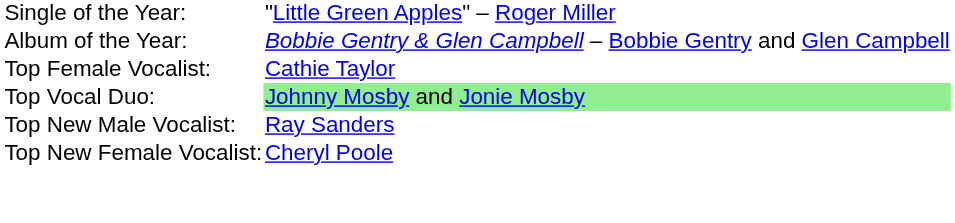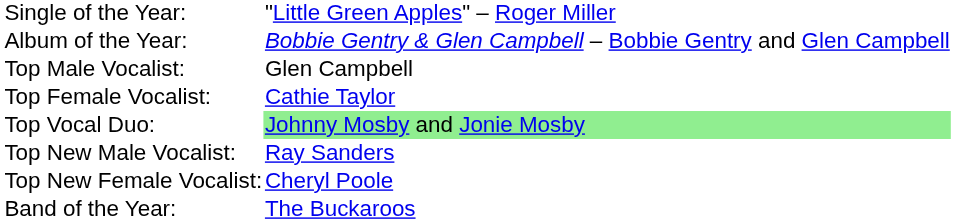+ row: (95, 68)
+ row: (90, 208)
